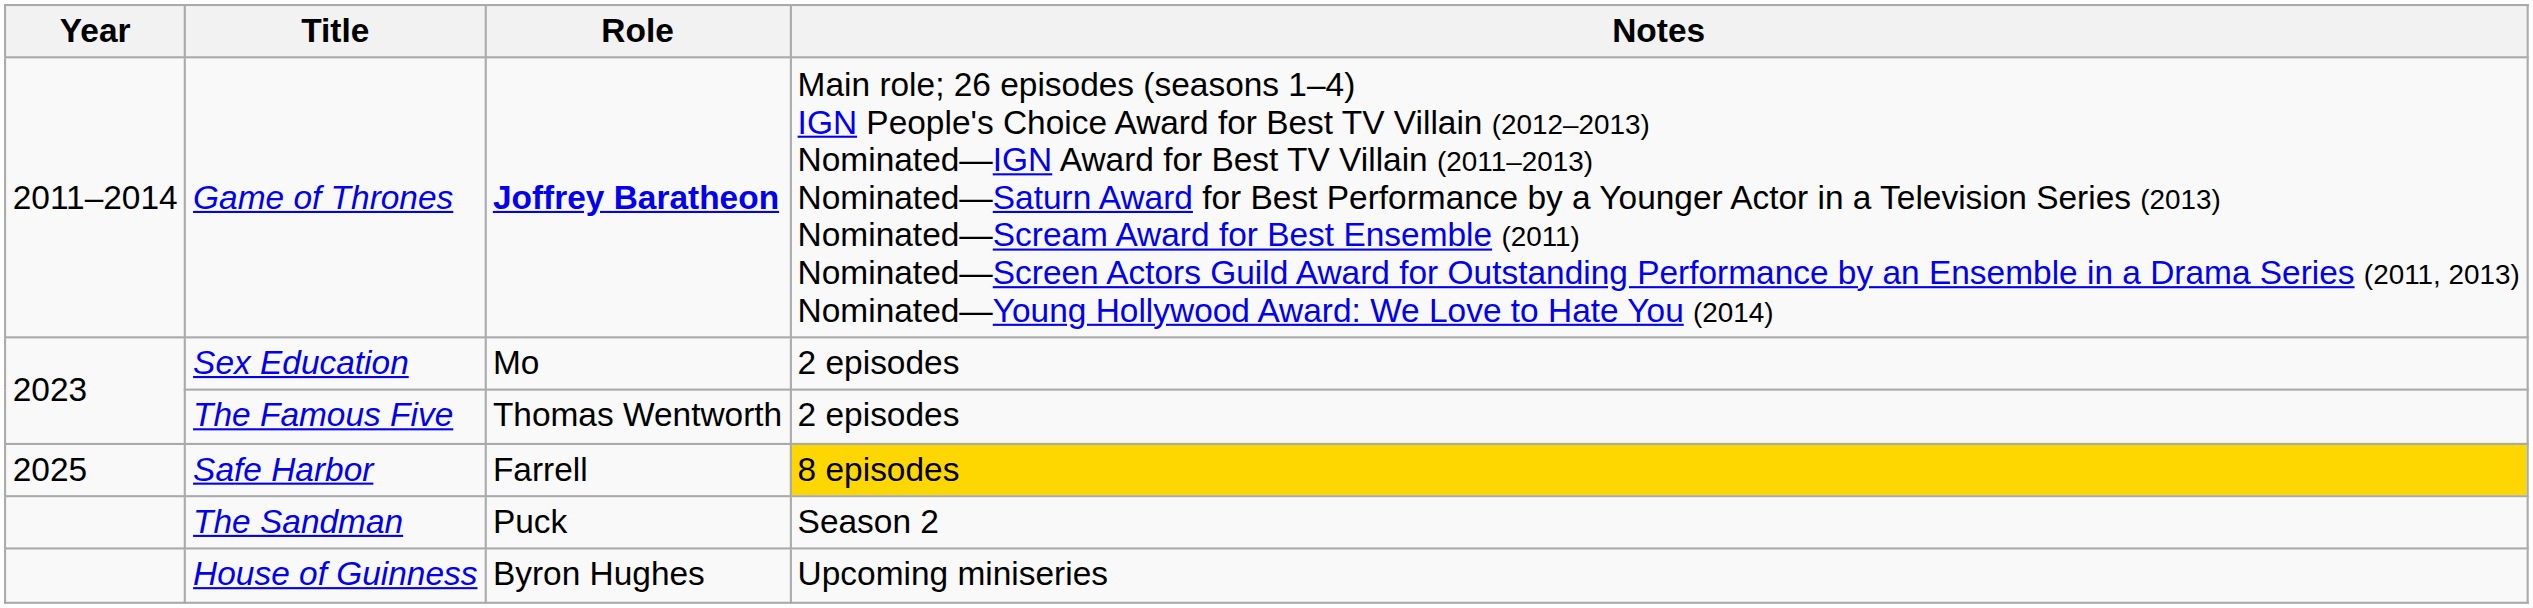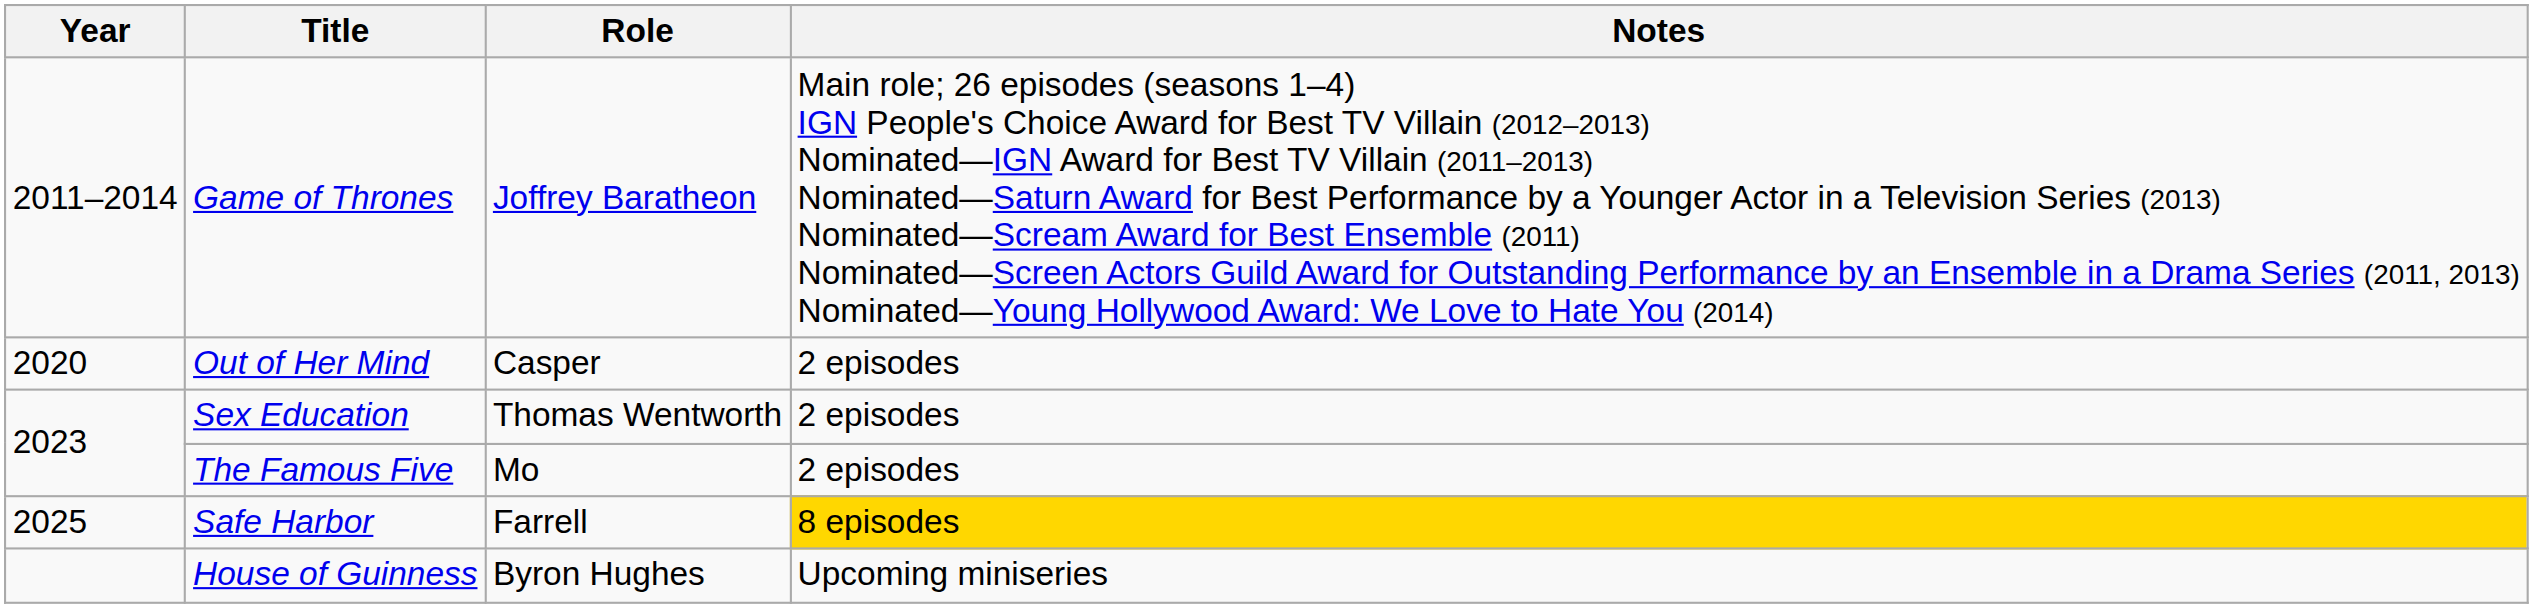(636, 196) bold -> (625, 196) normal
+ row: (311, 362)
(516, 362) Mo -> (638, 415) Thomas Wentworth
(638, 415) Thomas Wentworth -> (516, 468) Mo
- row: (298, 521)
